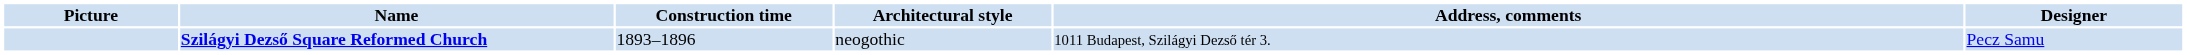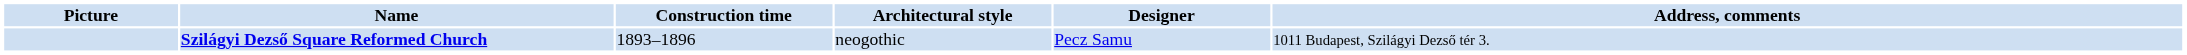columns swapped: (2074, 15) <-> (1508, 15)
